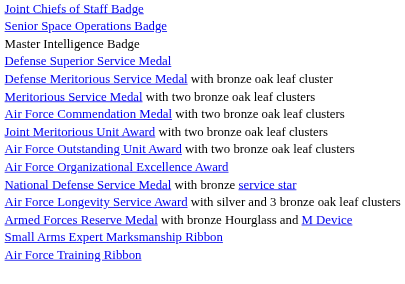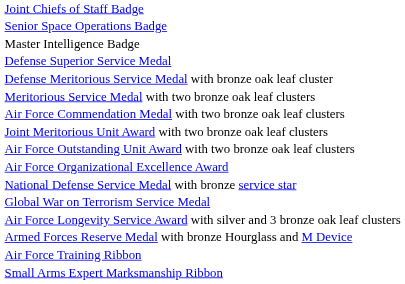+ row: (107, 202)
rows swapped: (114, 237) <-> (73, 255)
